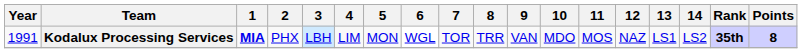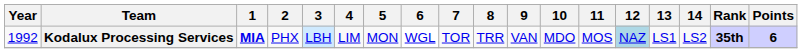(23, 37) 1991 -> (23, 37) 1992
(632, 37) no background -> (632, 37) lightblue background
(773, 37) 8 -> (773, 37) 6
